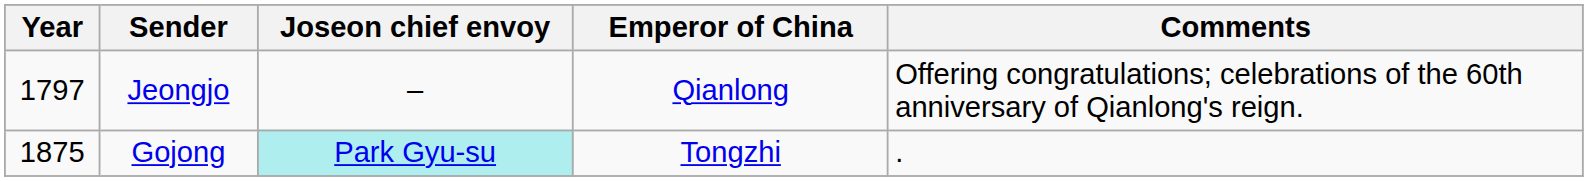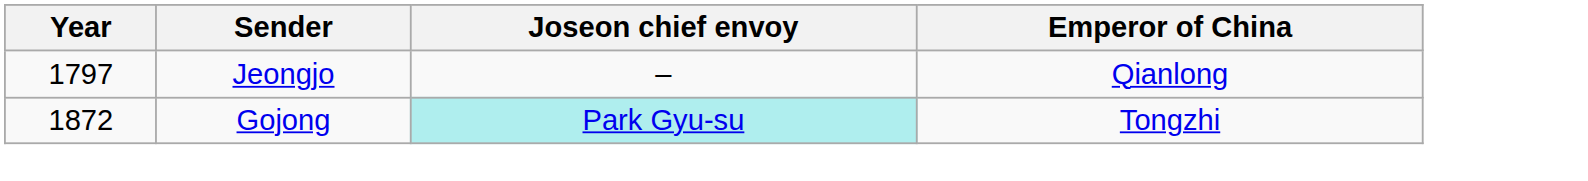- column: (1236, 27)
(52, 152) 1875 -> (81, 119) 1872
